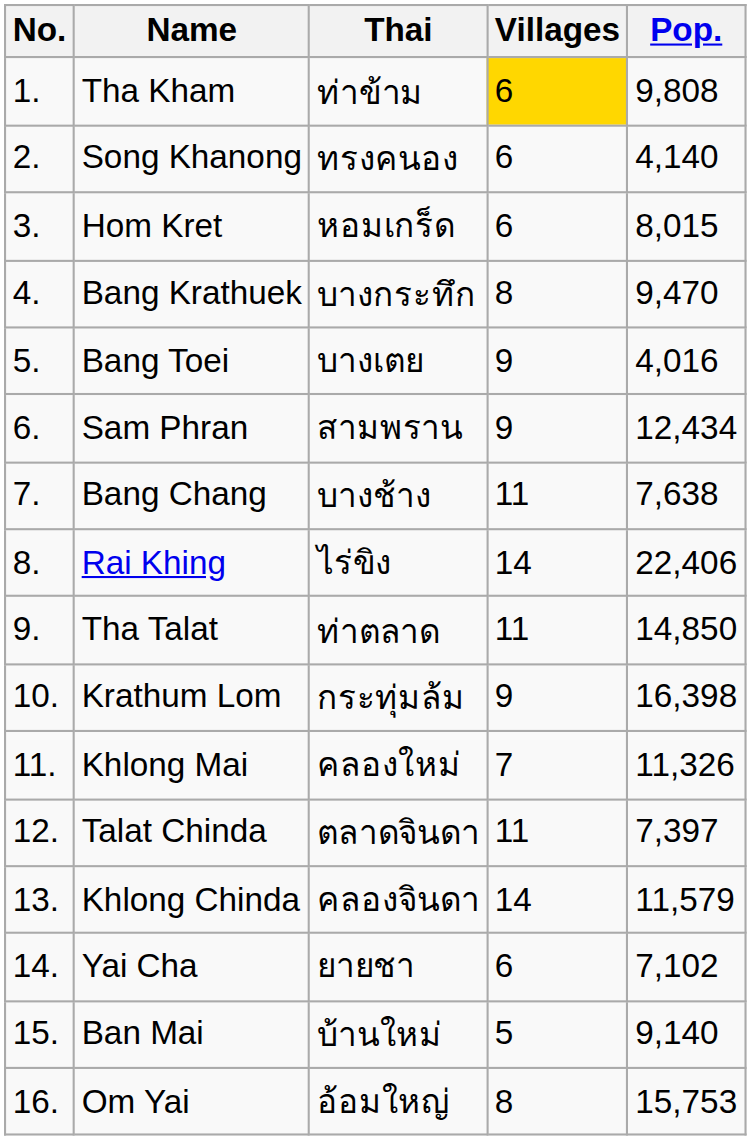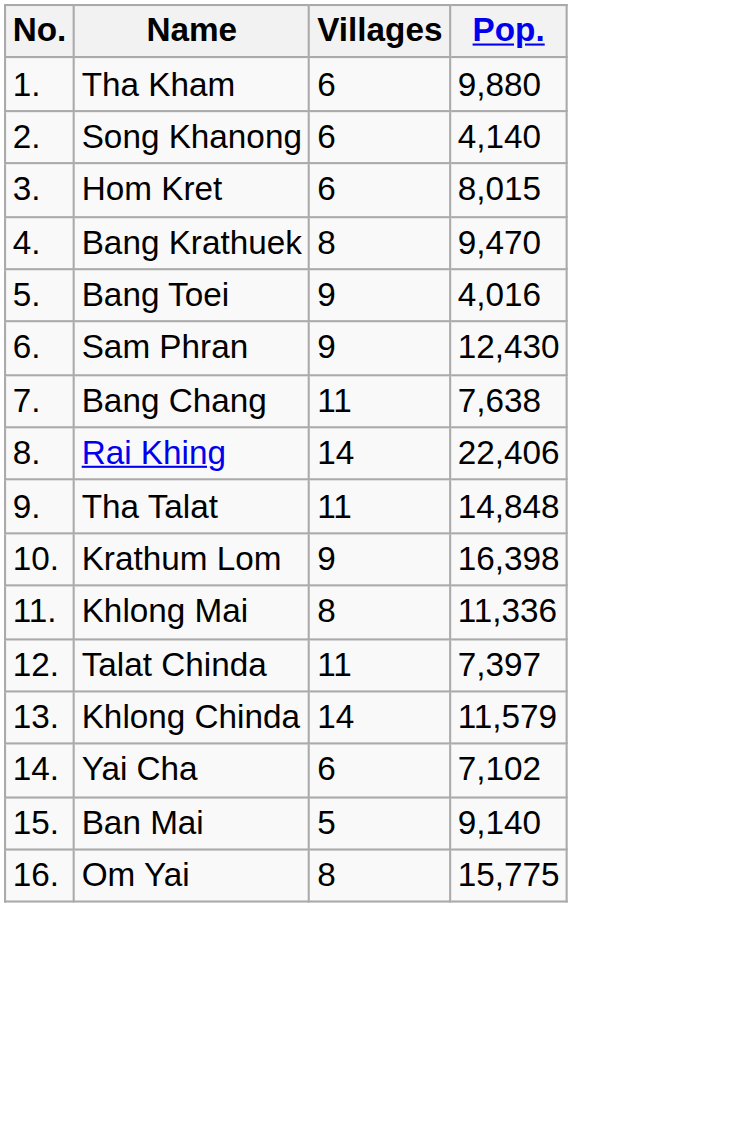- column: (398, 30)
(504, 90) gold background -> (326, 83) no background
(677, 90) 9,808 -> (499, 83) 9,880
(686, 427) 12,434 -> (509, 347) 12,430
(686, 629) 14,850 -> (509, 505) 14,848
(504, 764) 7 -> (326, 611) 8
(685, 764) 11,326 -> (507, 611) 11,336
(686, 1101) 15,753 -> (509, 875) 15,775
